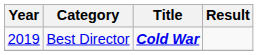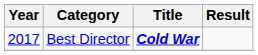(24, 38) 2019 -> (24, 38) 2017
